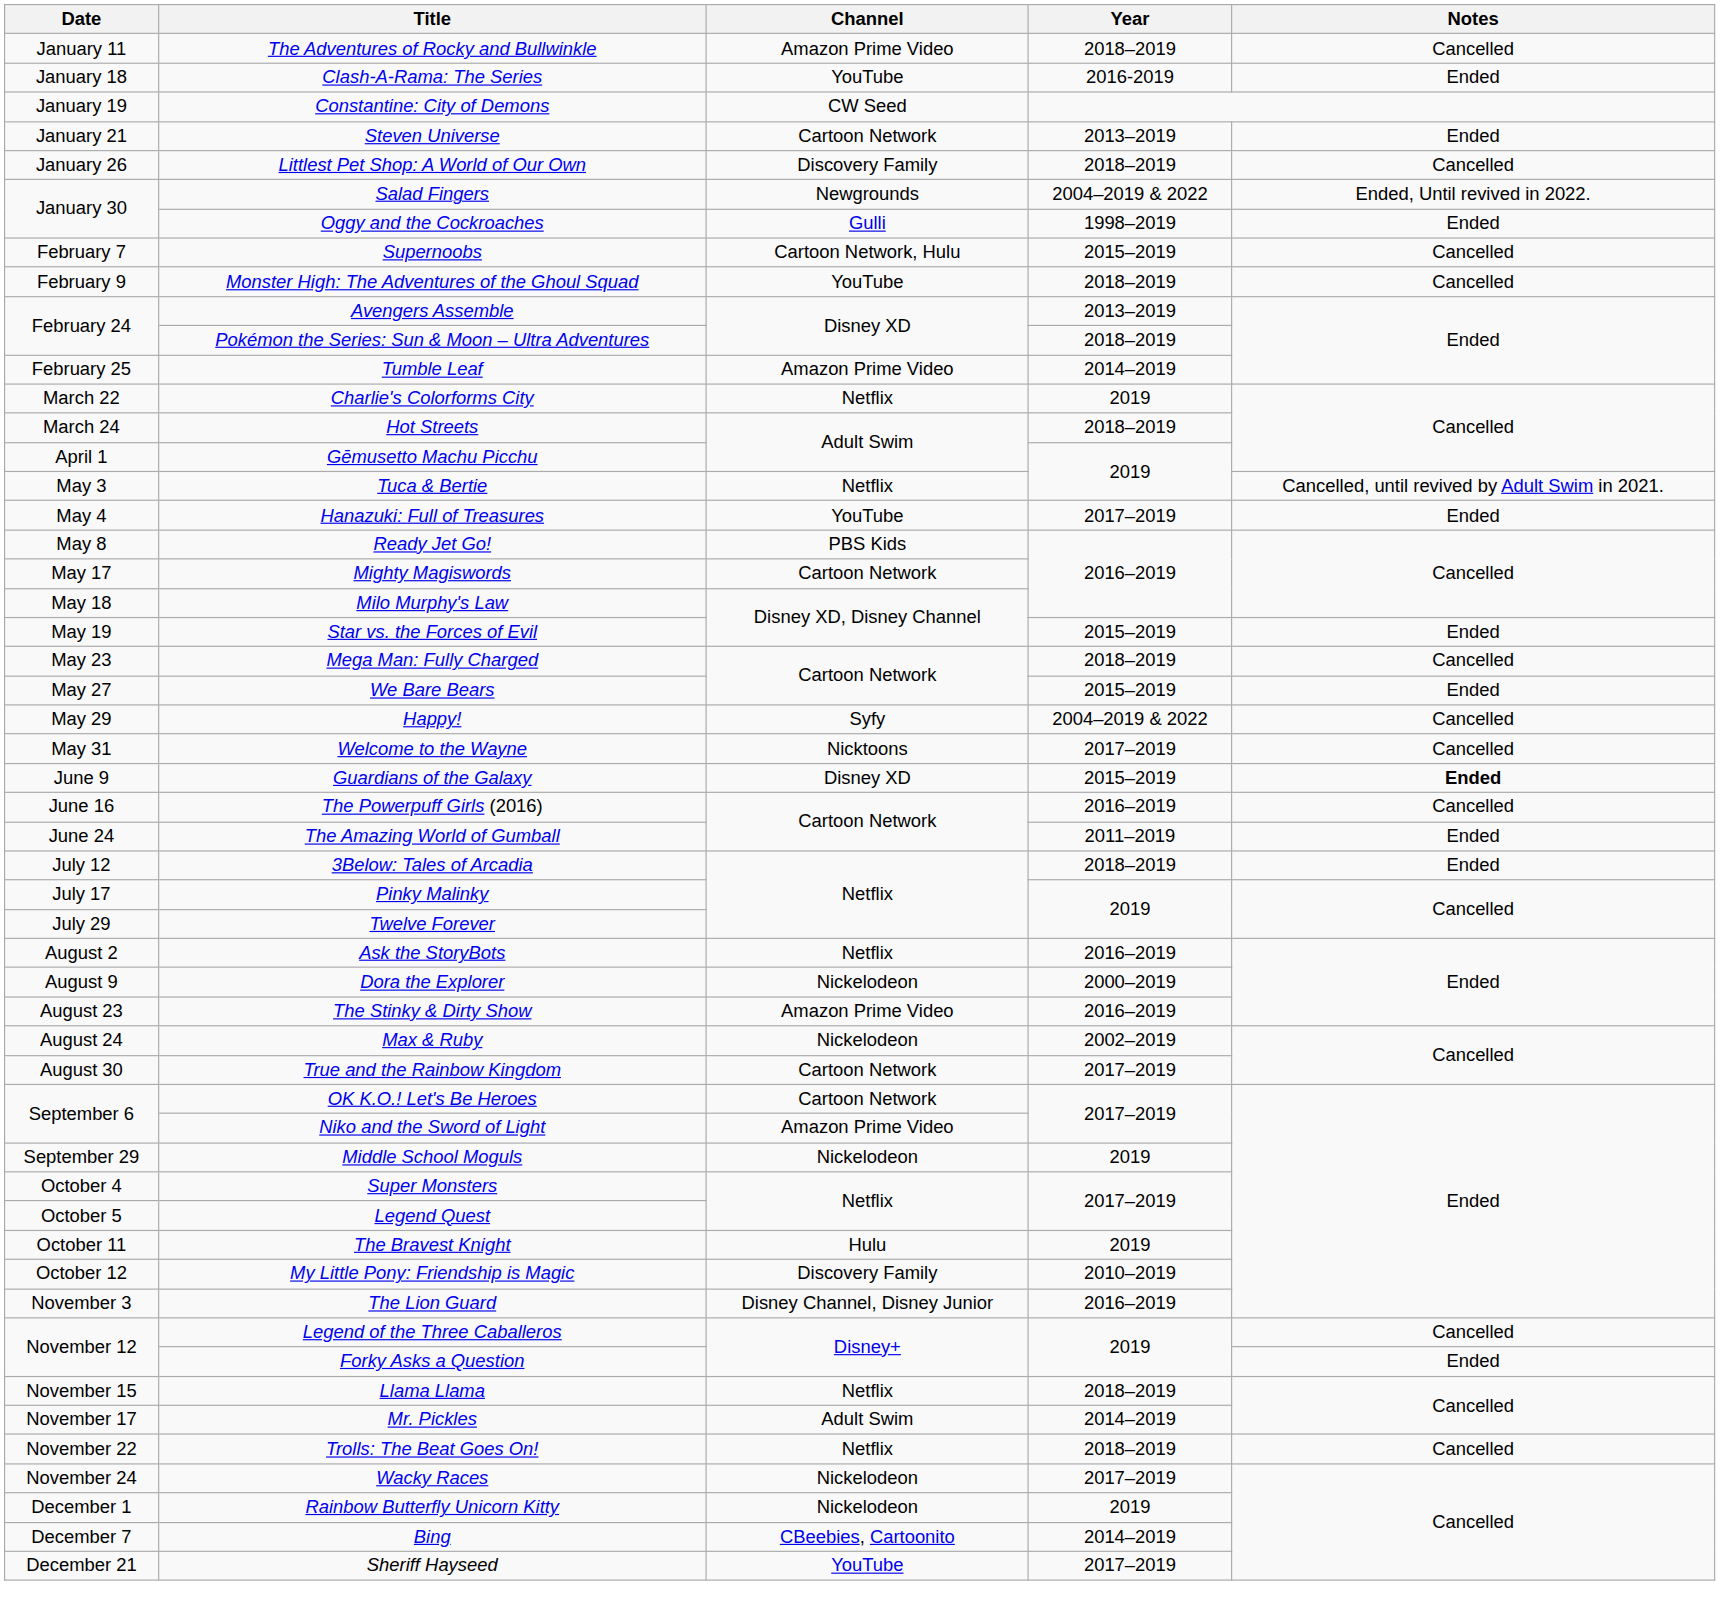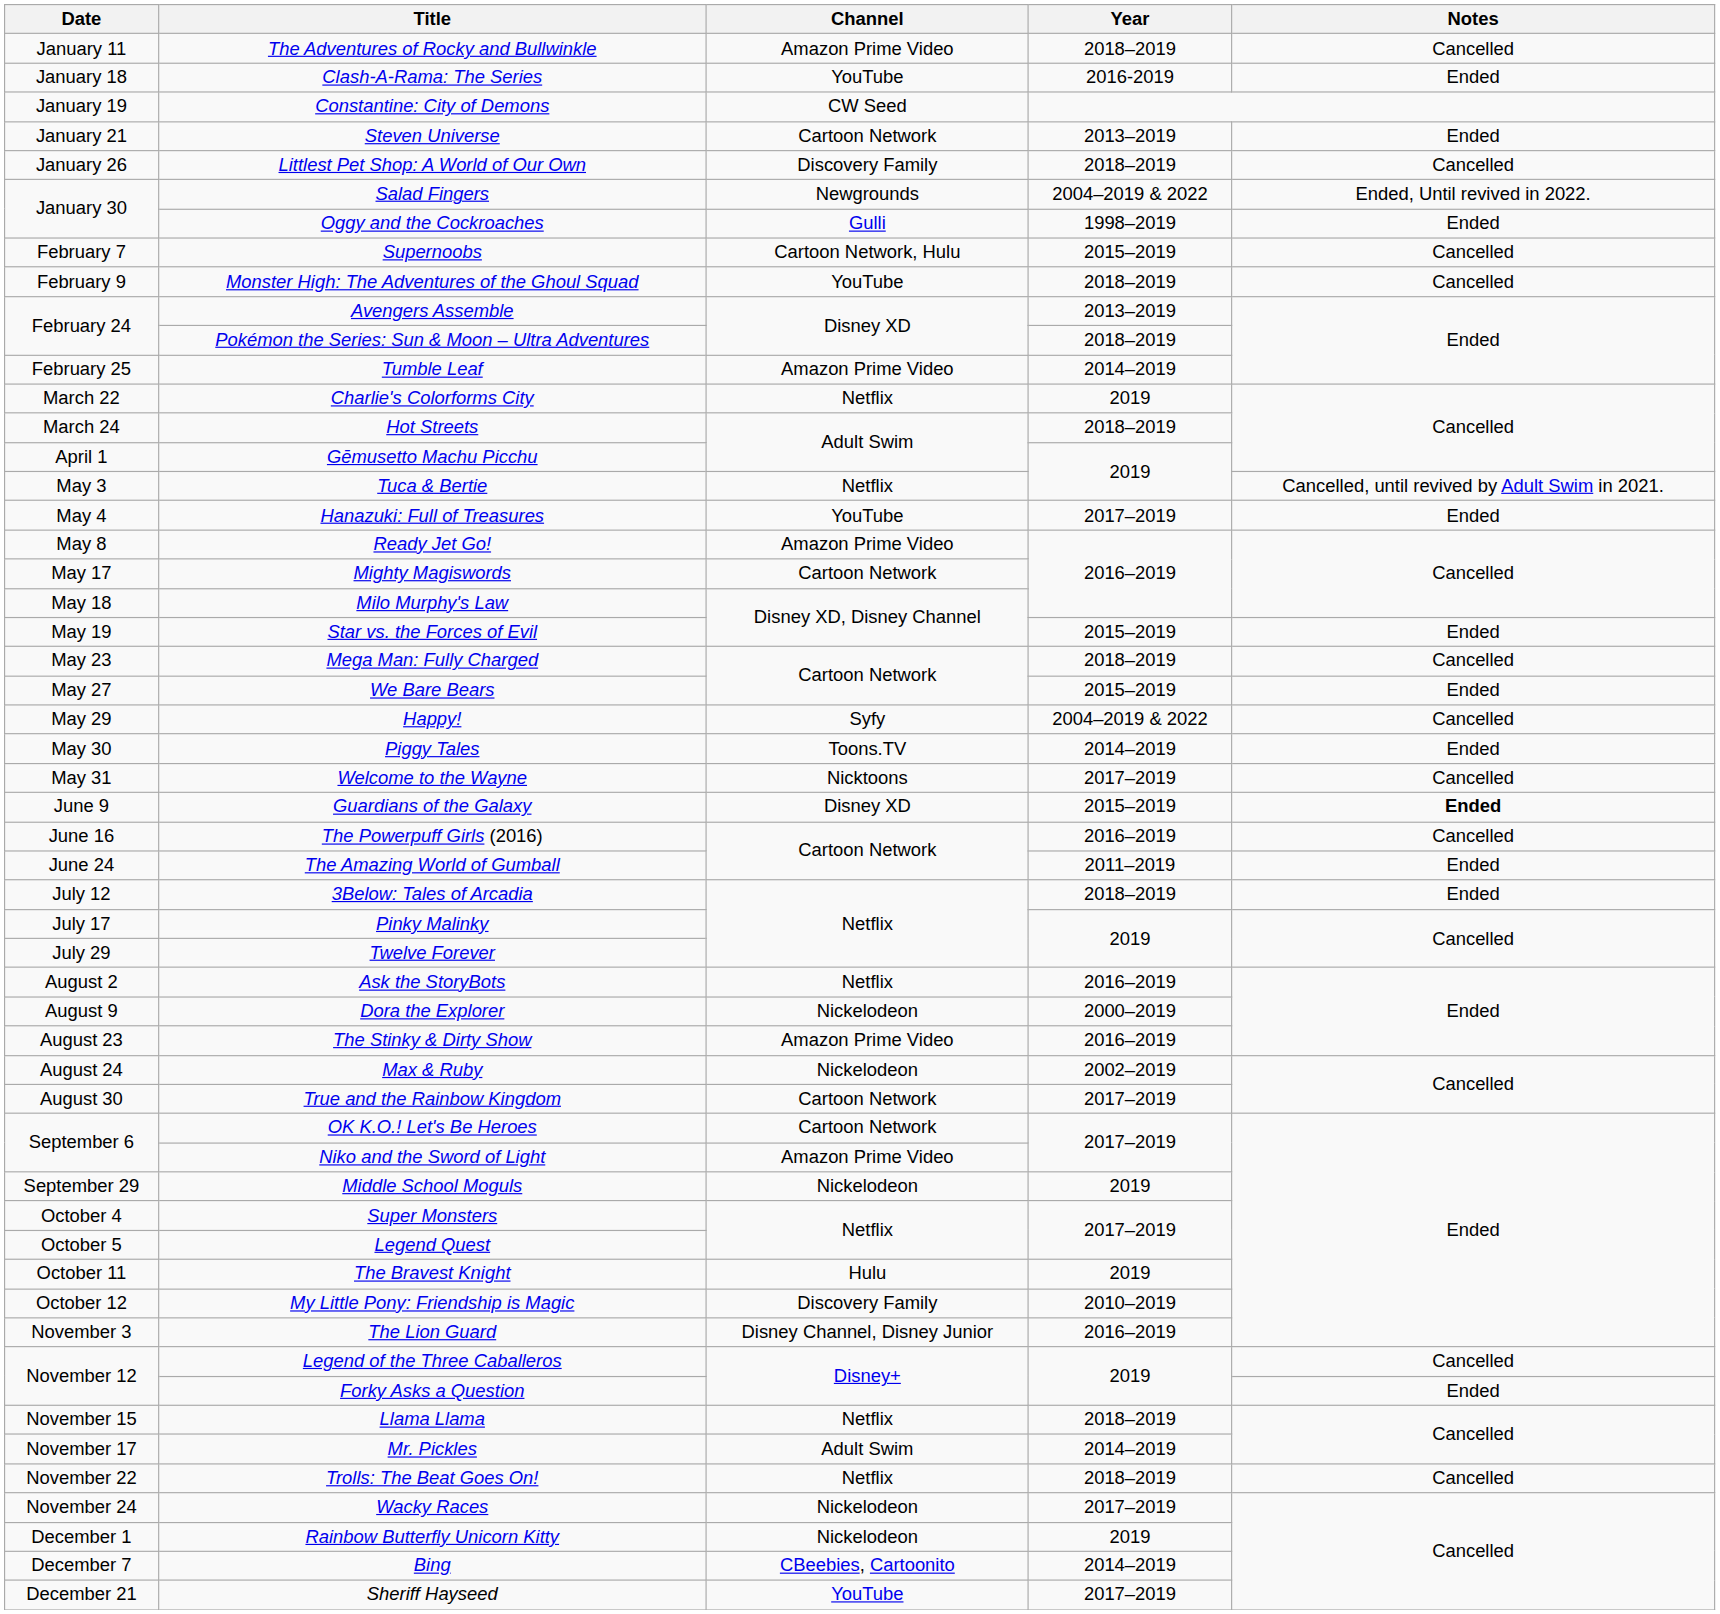(867, 544) PBS Kids -> (867, 544) Amazon Prime Video
+ row: (432, 748)
